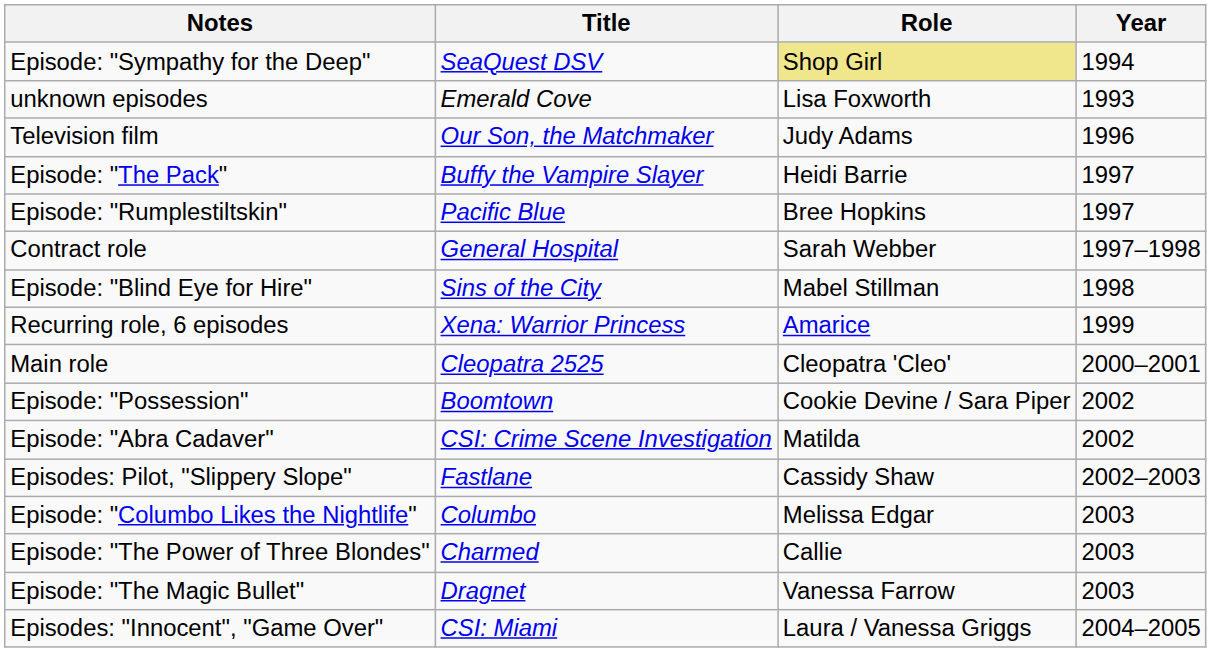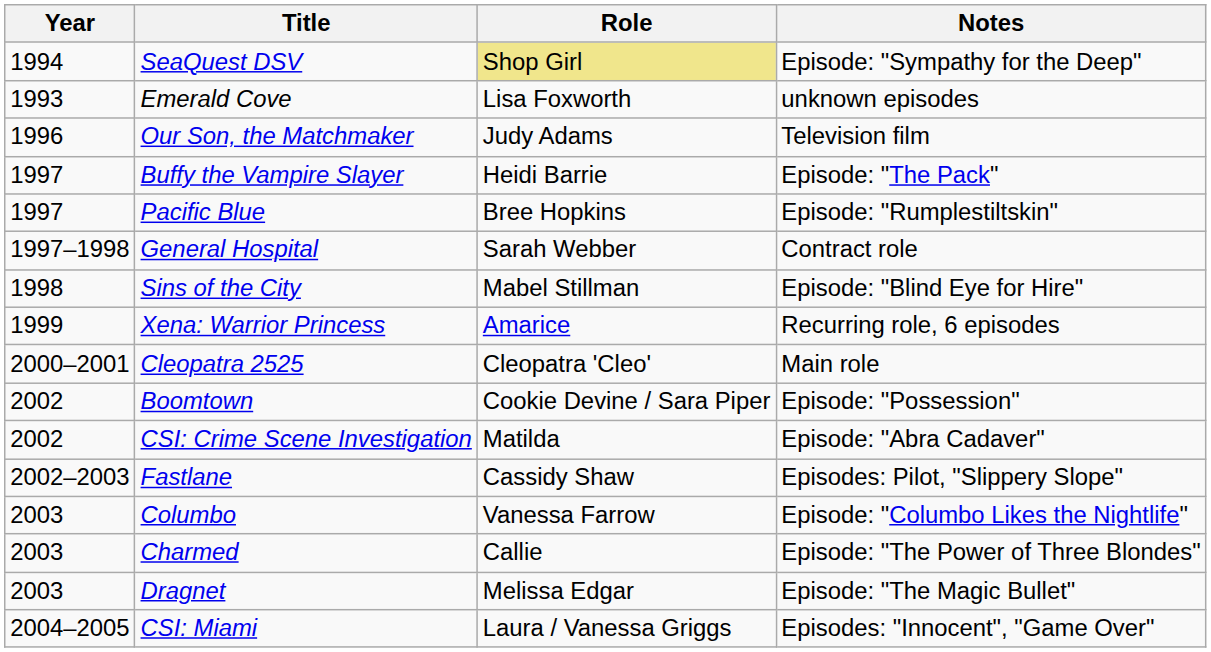columns swapped: (1141, 23) <-> (220, 23)
(858, 514) Melissa Edgar -> (569, 514) Vanessa Farrow
(869, 590) Vanessa Farrow -> (558, 590) Melissa Edgar
